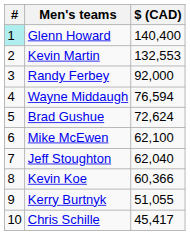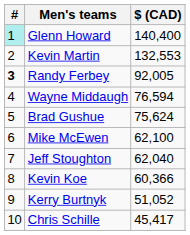(11, 76) normal -> (11, 76) bold
(154, 76) 92,000 -> (154, 76) 92,005
(154, 117) 72,624 -> (154, 117) 75,624
(154, 199) 51,055 -> (154, 199) 51,052
